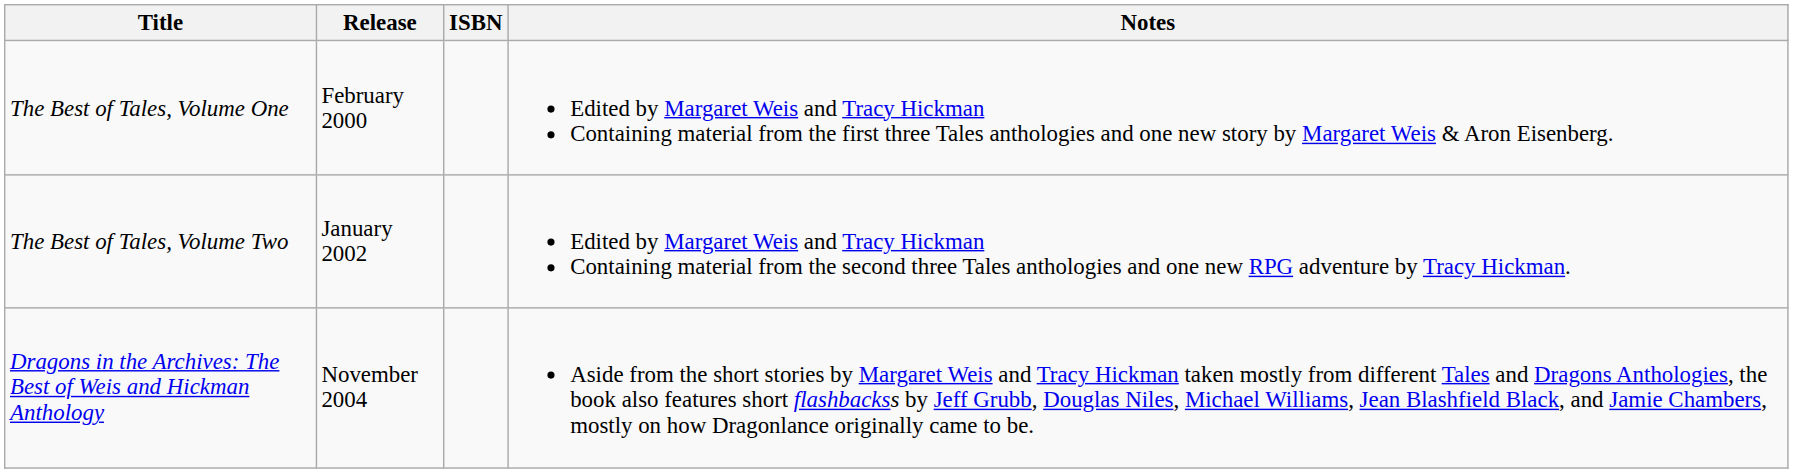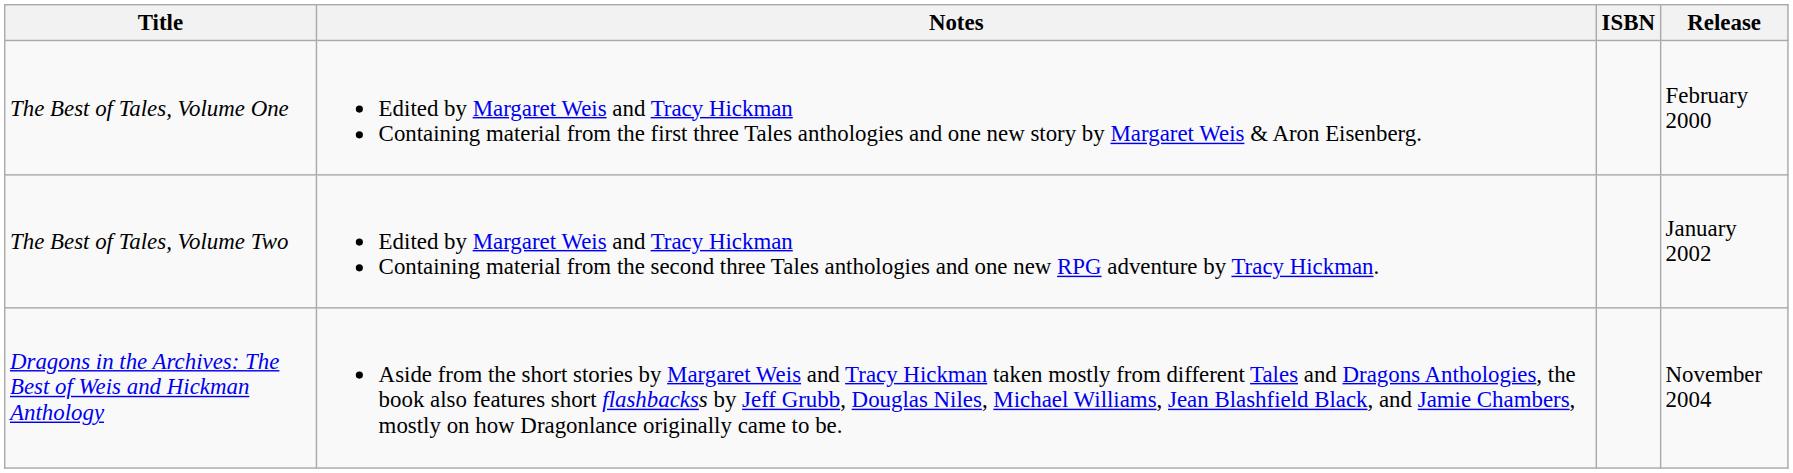columns swapped: (380, 22) <-> (1148, 22)
